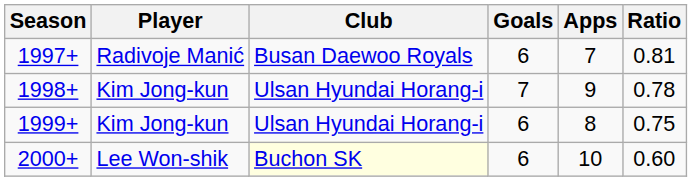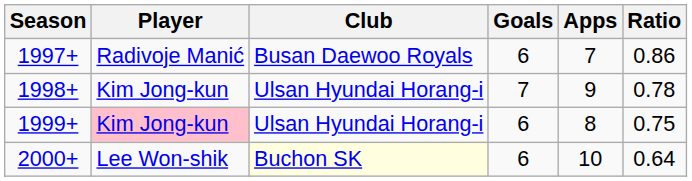(654, 55) 0.81 -> (654, 55) 0.86
(162, 124) no background -> (162, 124) pink background
(654, 158) 0.60 -> (654, 158) 0.64
